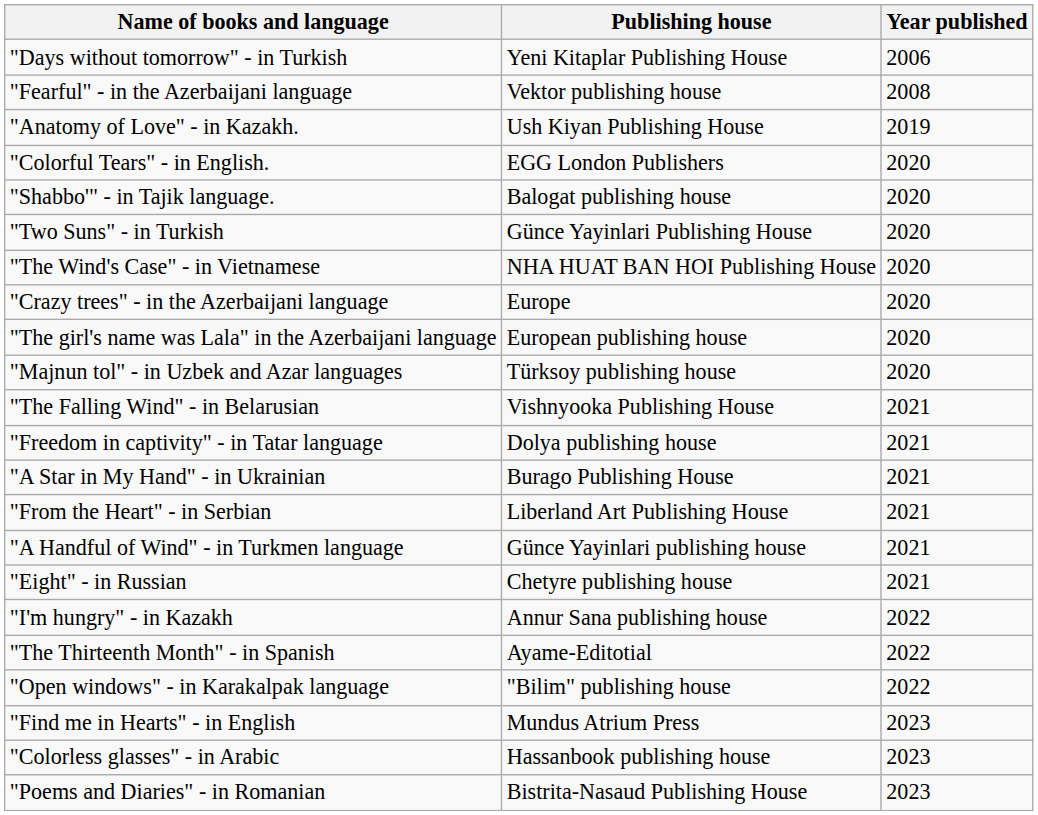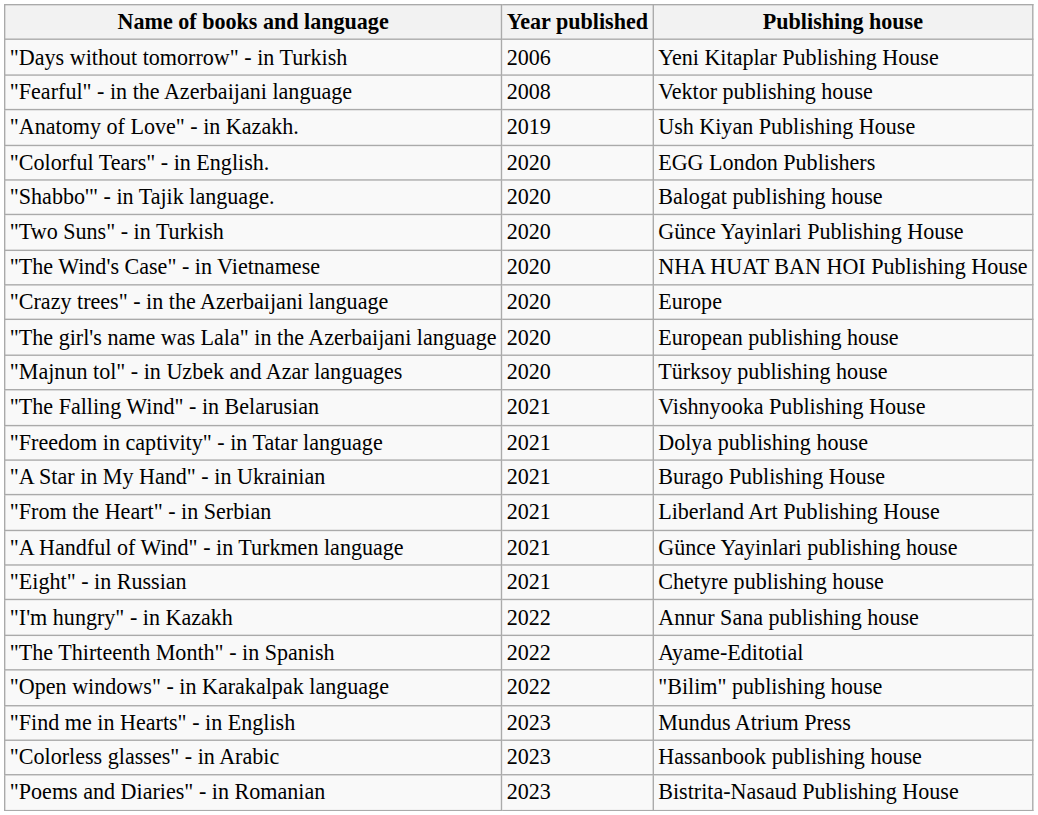columns swapped: (691, 22) <-> (957, 22)
